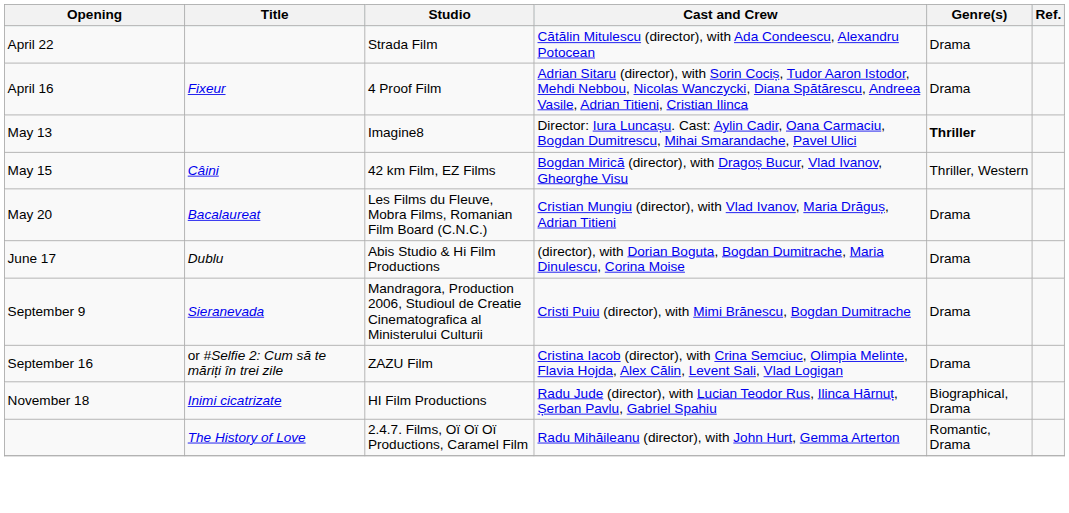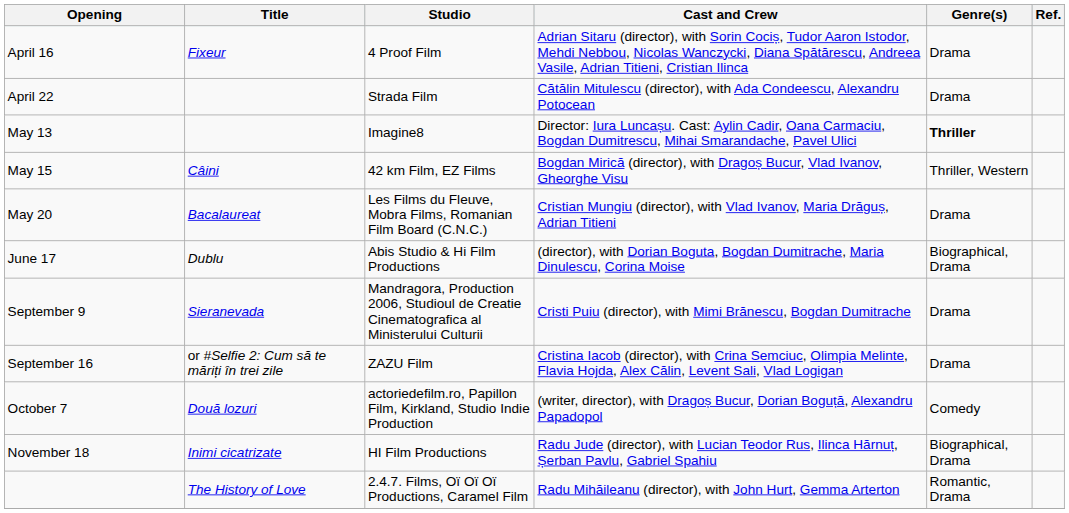rows swapped: (31, 89) <-> (31, 44)
(950, 259) Drama -> (969, 259) Biographical, Drama
+ row: (37, 408)
